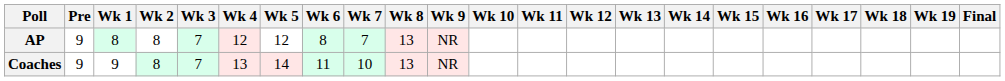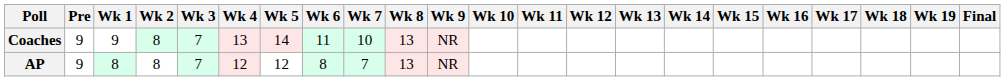rows swapped: (35, 40) <-> (35, 64)
